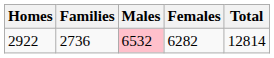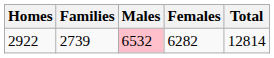(75, 40) 2736 -> (75, 40) 2739
